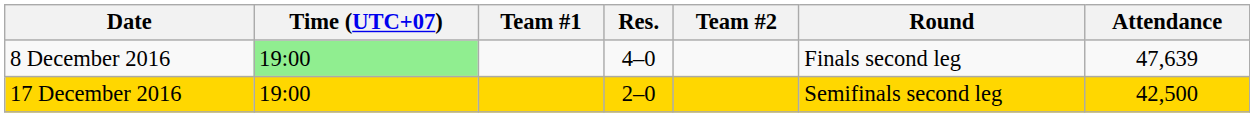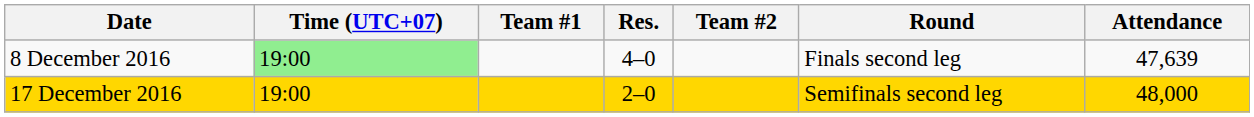(1167, 93) 42,500 -> (1167, 93) 48,000
